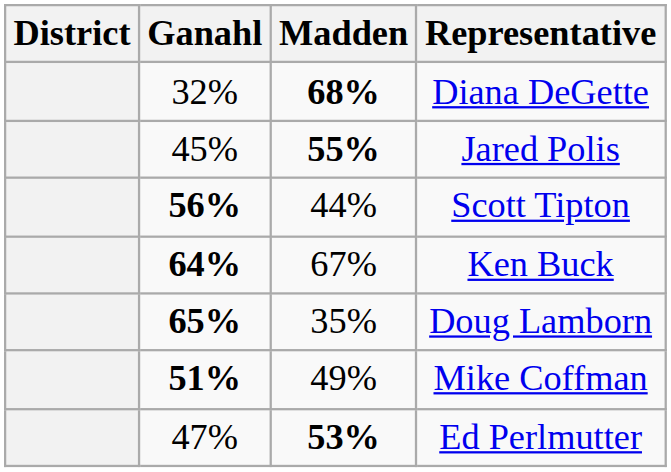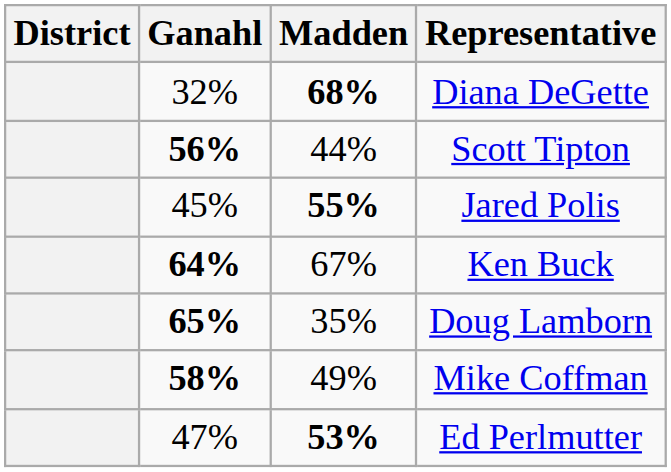rows swapped: (541, 148) <-> (541, 206)
(205, 378) 51% -> (205, 378) 58%
